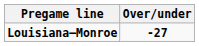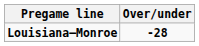(157, 32) -27 -> (157, 32) -28
